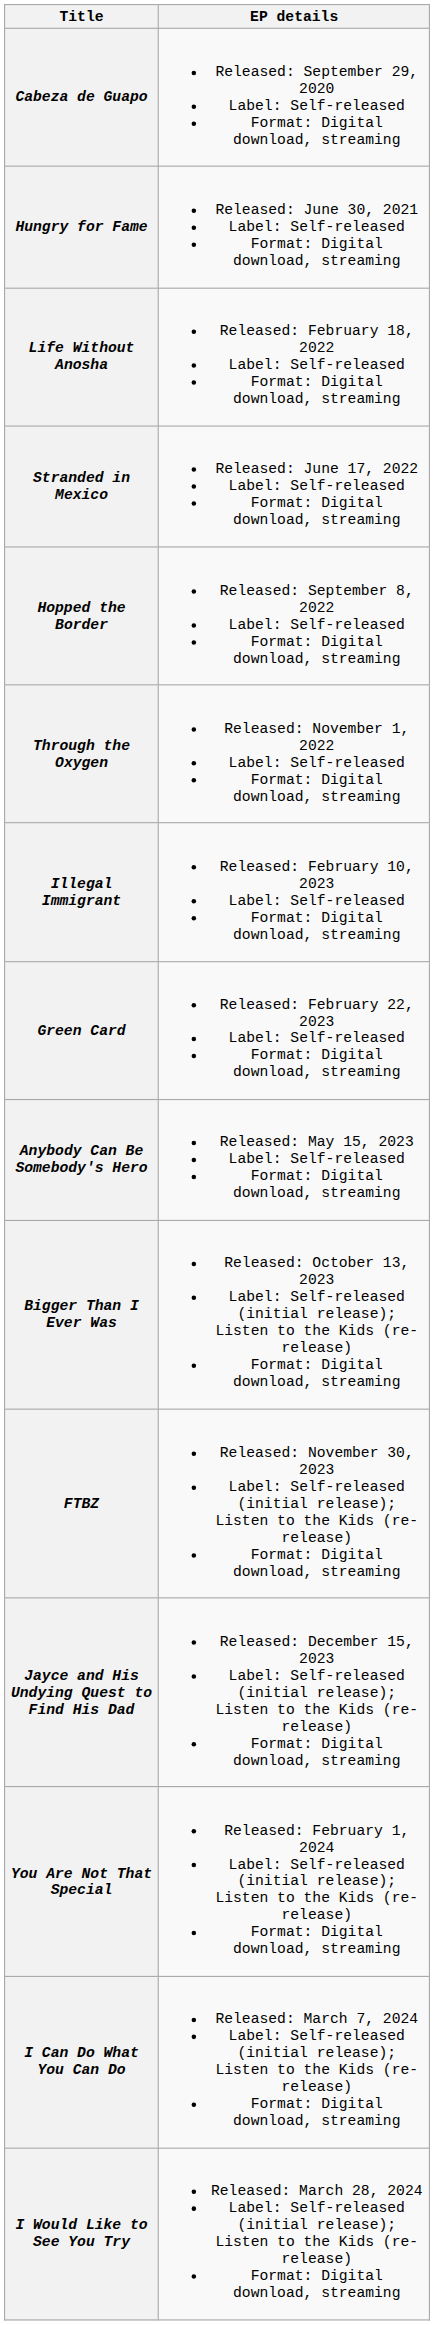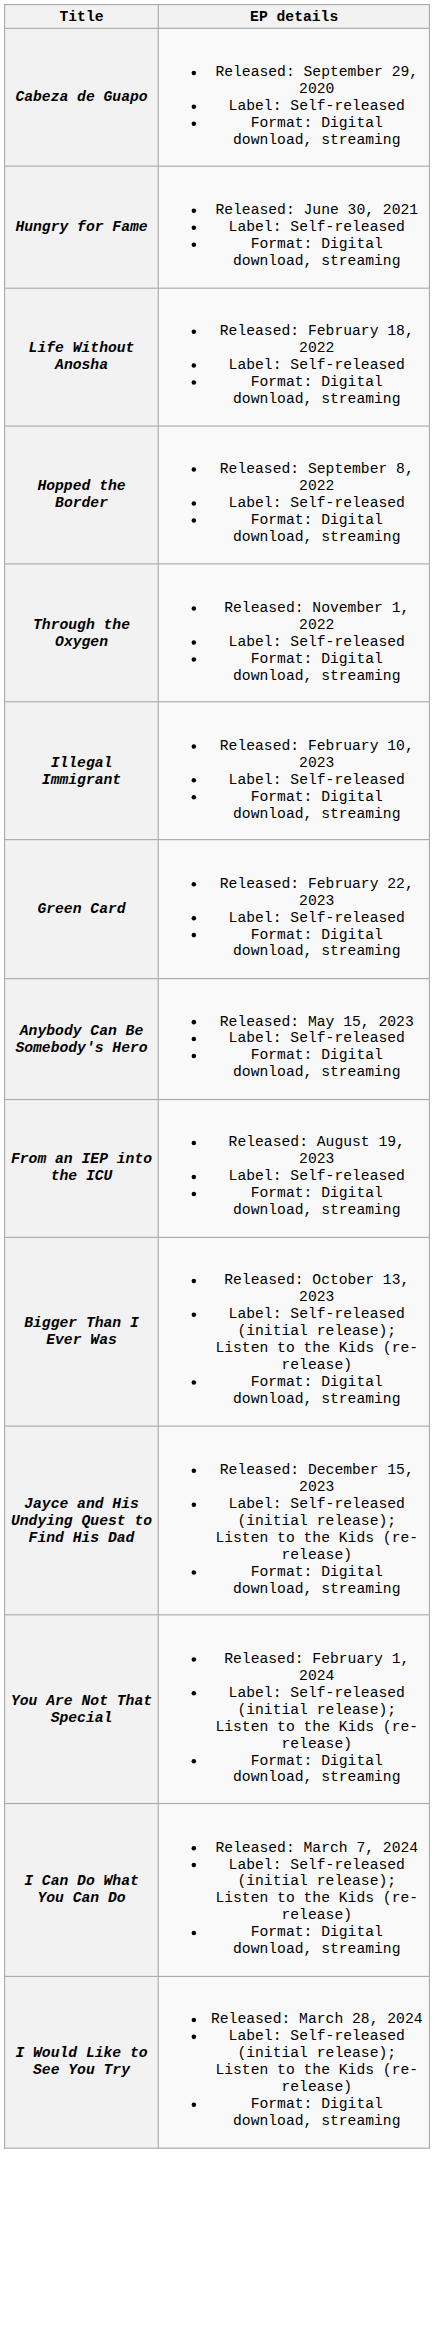- row: (82, 486)
+ row: (82, 1168)
- row: (82, 1504)
